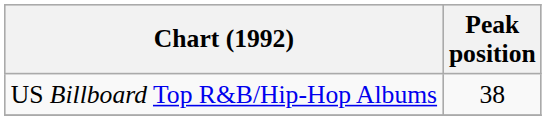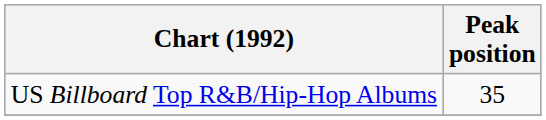(492, 94) 38 -> (492, 94) 35
